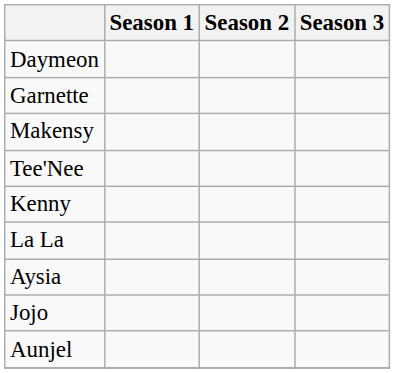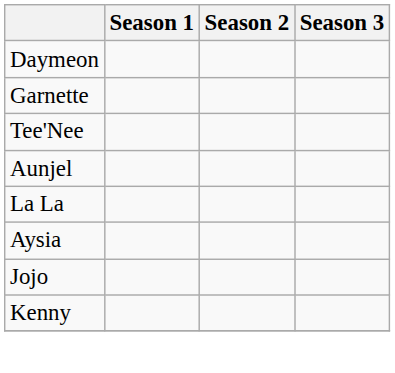- row: (52, 131)
rows swapped: (41, 349) <-> (40, 204)
